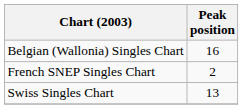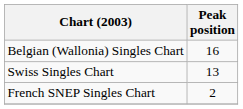rows swapped: (81, 72) <-> (61, 93)
